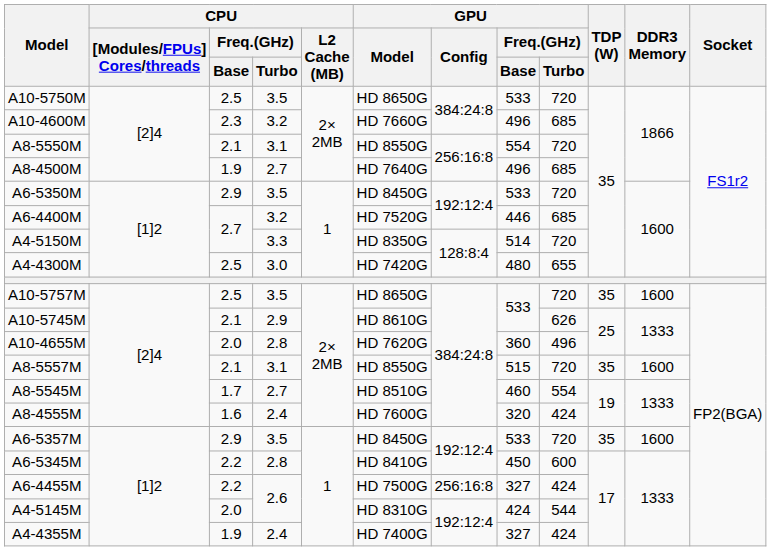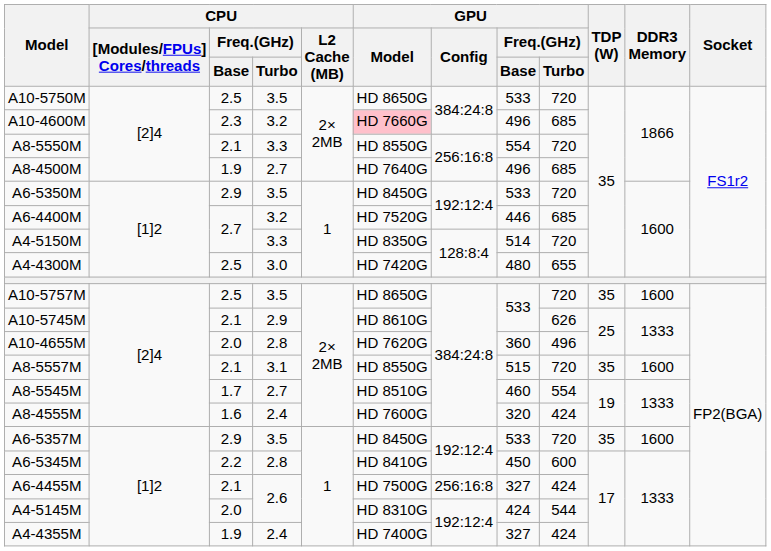(392, 121) no background -> (392, 121) pink background
(277, 145) 3.1 -> (277, 145) 3.3
(231, 486) 2.2 -> (231, 486) 2.1
